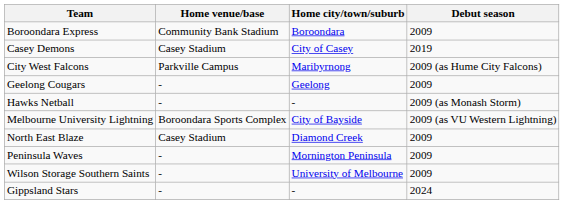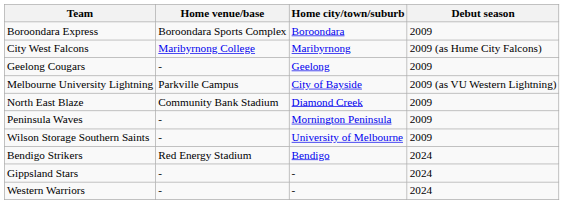(218, 31) Community Bank Stadium -> (222, 31) Boroondara Sports Complex
- row: (41, 48)
(198, 66) Parkville Campus -> (207, 48) Maribyrnong College
- row: (40, 102)
(222, 119) Boroondara Sports Complex -> (198, 84) Parkville Campus
(192, 137) Casey Stadium -> (218, 102) Community Bank Stadium
+ row: (45, 155)
+ row: (46, 191)
